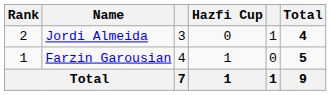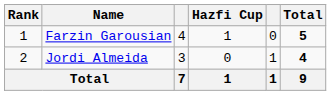rows swapped: (108, 58) <-> (97, 37)
